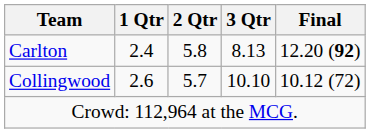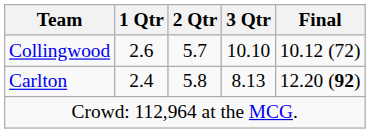rows swapped: (38, 50) <-> (60, 81)
